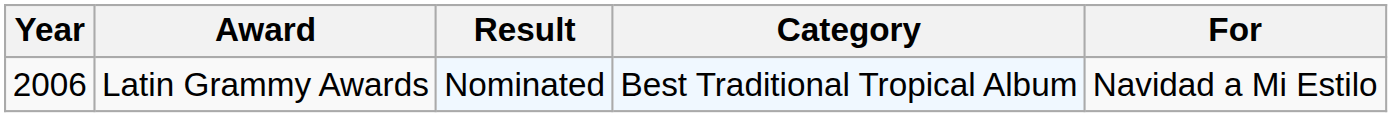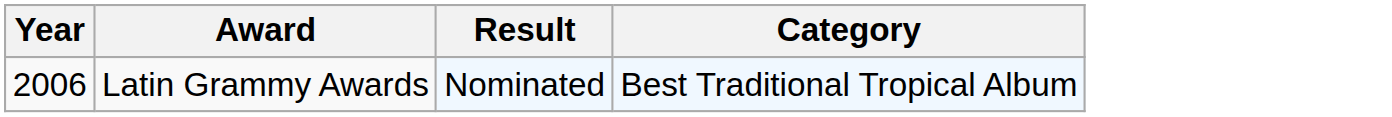- column: (1235, 30)
